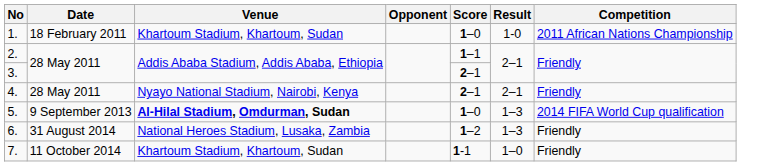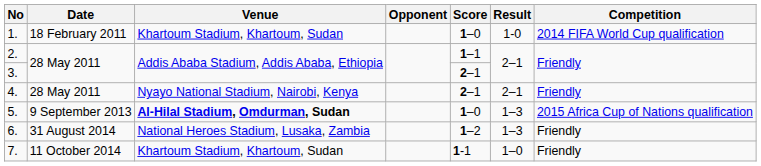(635, 33) 2011 African Nations Championship -> (630, 33) 2014 FIFA World Cup qualification
(630, 111) 2014 FIFA World Cup qualification -> (645, 111) 2015 Africa Cup of Nations qualification
